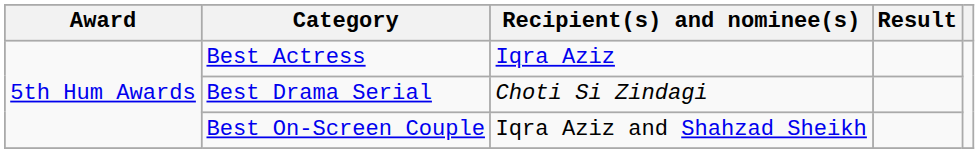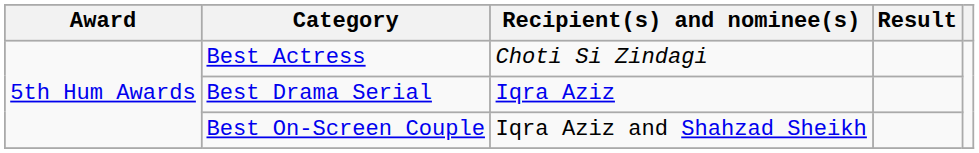(555, 59) Iqra Aziz -> (602, 59) Choti Si Zindagi
(602, 94) Choti Si Zindagi -> (555, 94) Iqra Aziz
